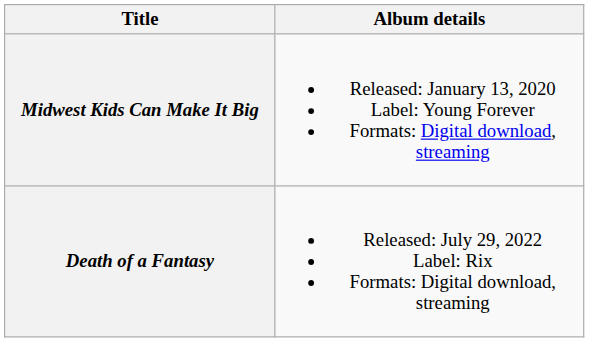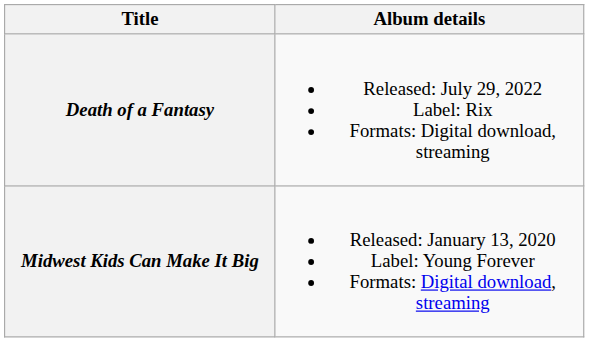rows swapped: (140, 109) <-> (140, 261)
